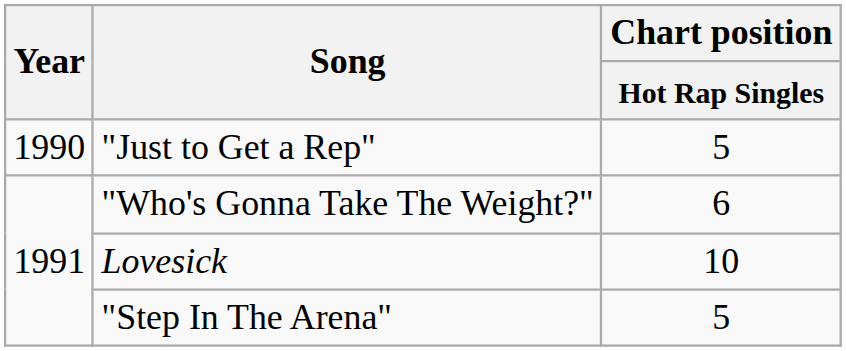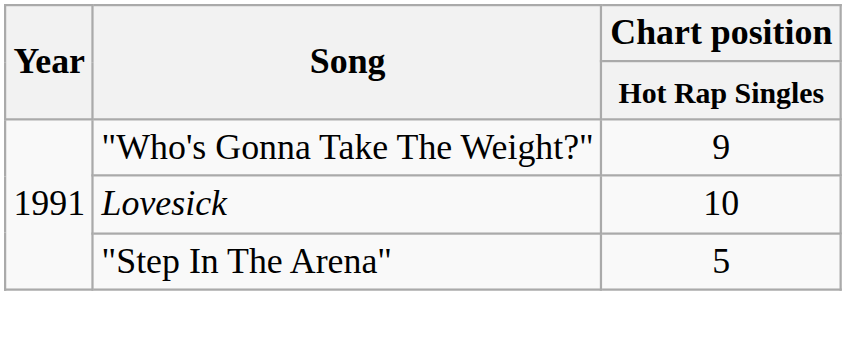- row: (239, 146)
(721, 203) 6 -> (721, 146) 9
